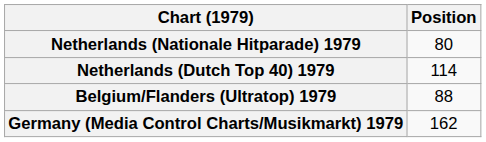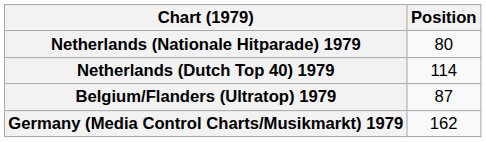(444, 96) 88 -> (444, 96) 87
